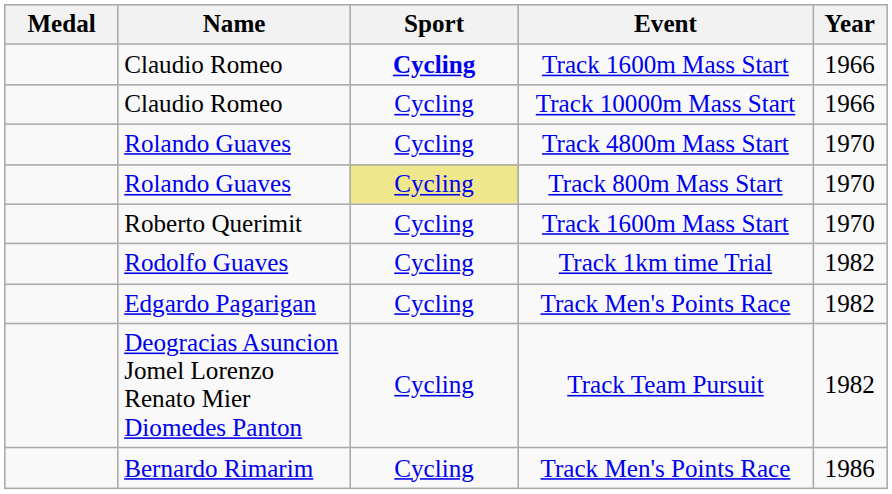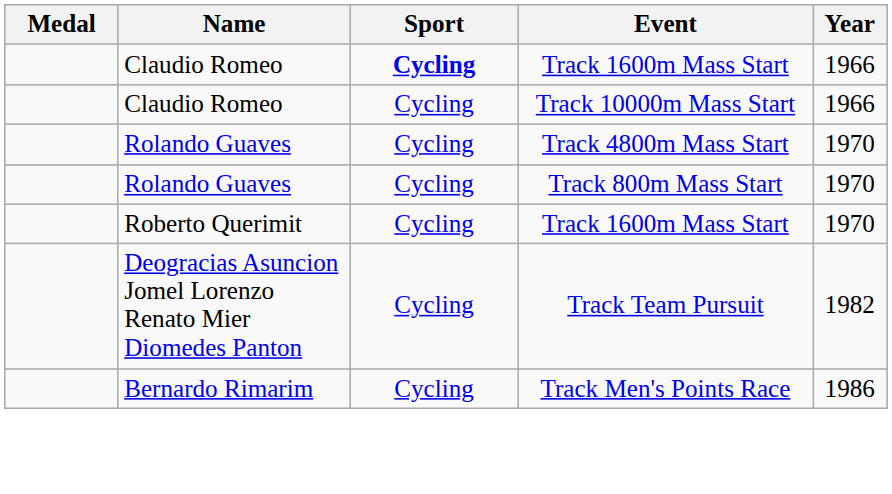(434, 183) khaki background -> (434, 183) no background
- row: (206, 263)
- row: (220, 303)
